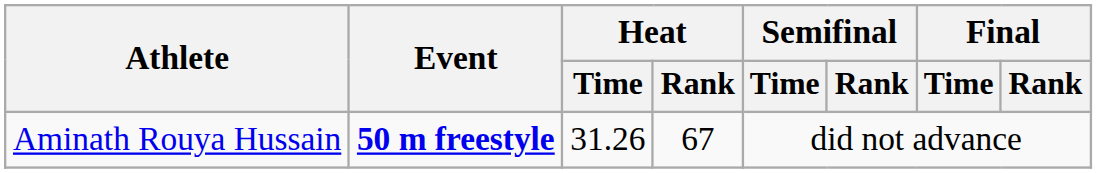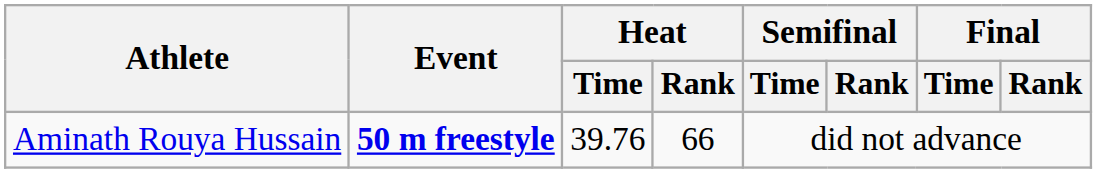(608, 139) 31.26 -> (608, 139) 39.76
(698, 139) 67 -> (698, 139) 66
